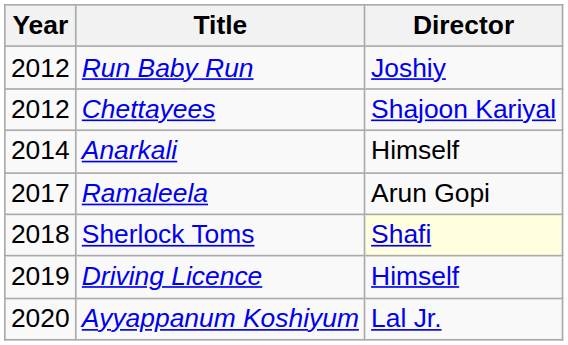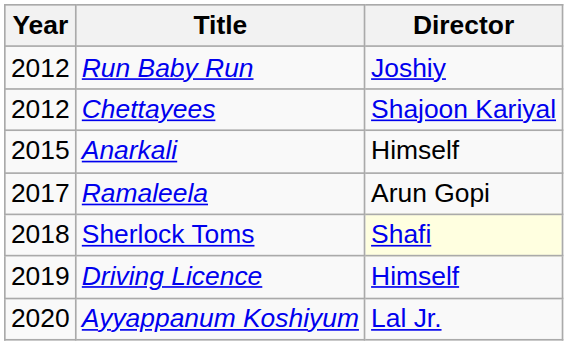(40, 151) 2014 -> (40, 151) 2015
